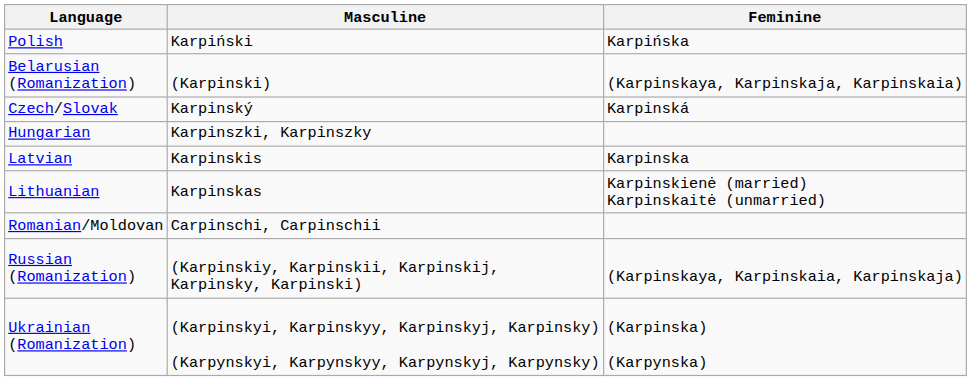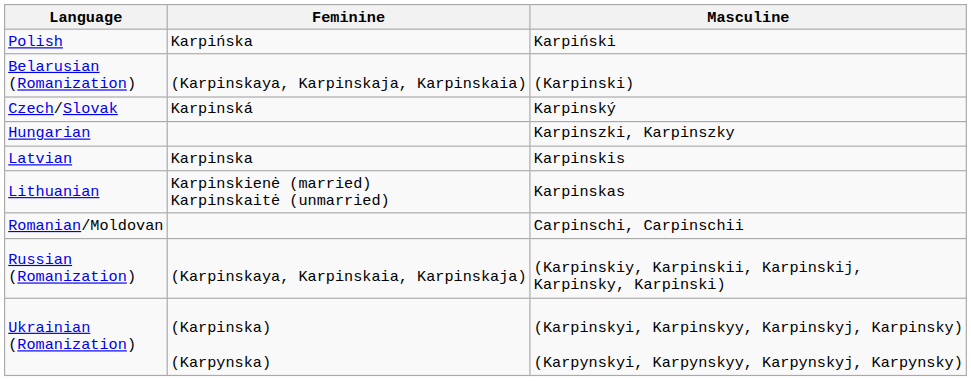columns swapped: (385, 17) <-> (785, 17)
